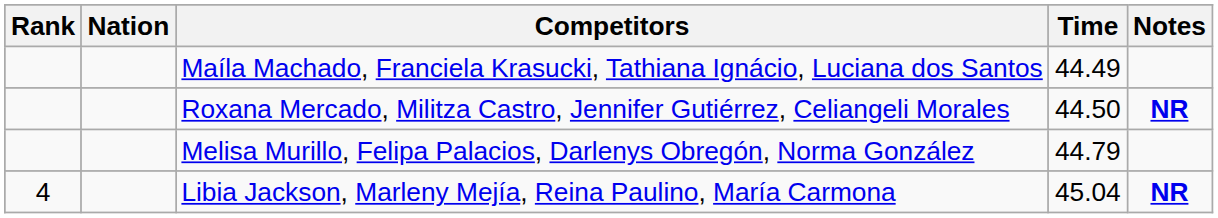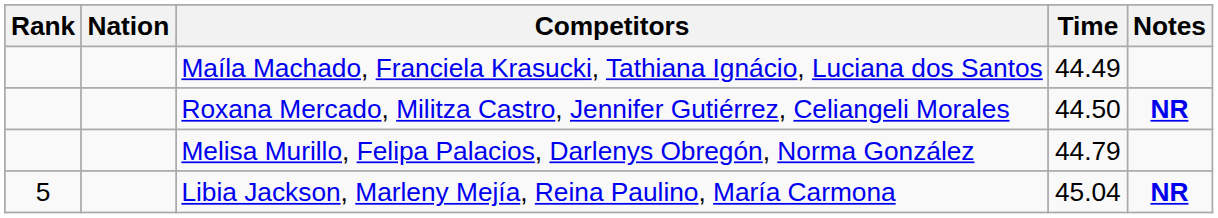(43, 192) 4 -> (43, 192) 5
